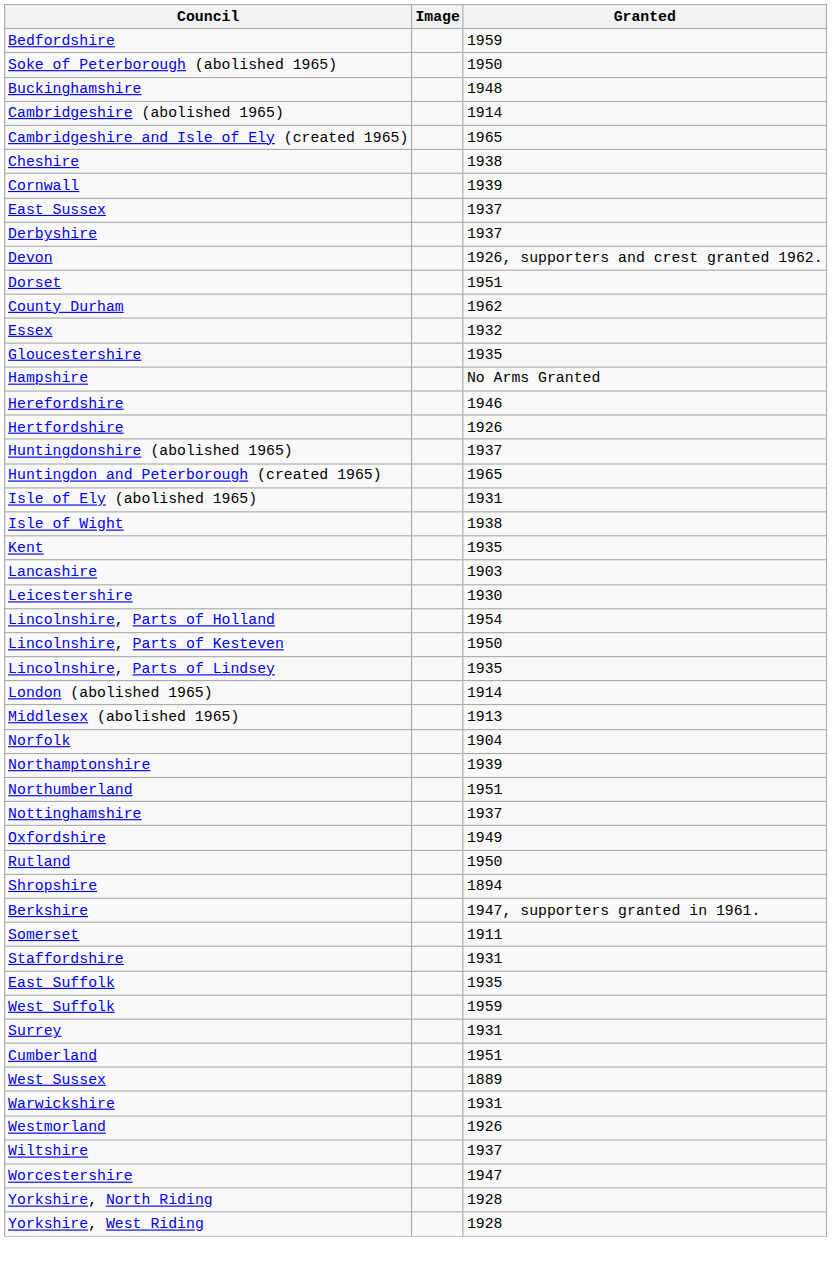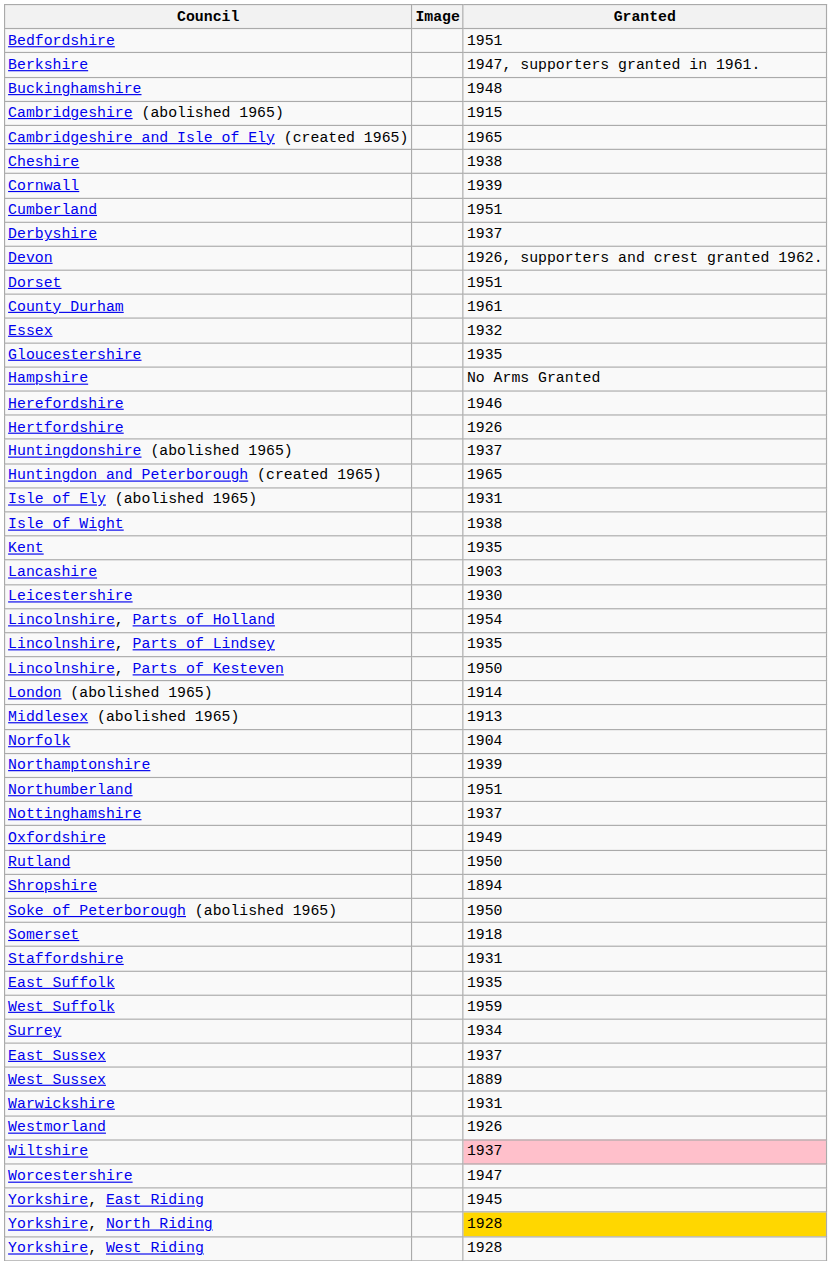(485, 41) 1959 -> (485, 41) 1951
rows swapped: (48, 910) <-> (173, 65)
(485, 113) 1914 -> (485, 113) 1915
rows swapped: (53, 1055) <-> (57, 210)
(485, 306) 1962 -> (485, 306) 1961
rows swapped: (146, 645) <-> (142, 669)
(485, 934) 1911 -> (485, 934) 1918
(485, 1031) 1931 -> (485, 1031) 1934
(485, 1152) no background -> (485, 1152) pink background
+ row: (106, 1200)
(485, 1200) no background -> (485, 1224) gold background
